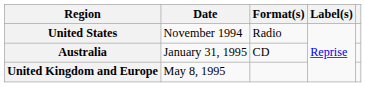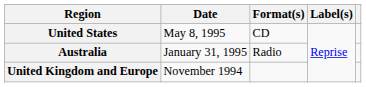(203, 33) November 1994 -> (194, 33) May 8, 1995
(267, 33) Radio -> (261, 33) CD
(261, 52) CD -> (267, 52) Radio
(194, 71) May 8, 1995 -> (203, 71) November 1994
